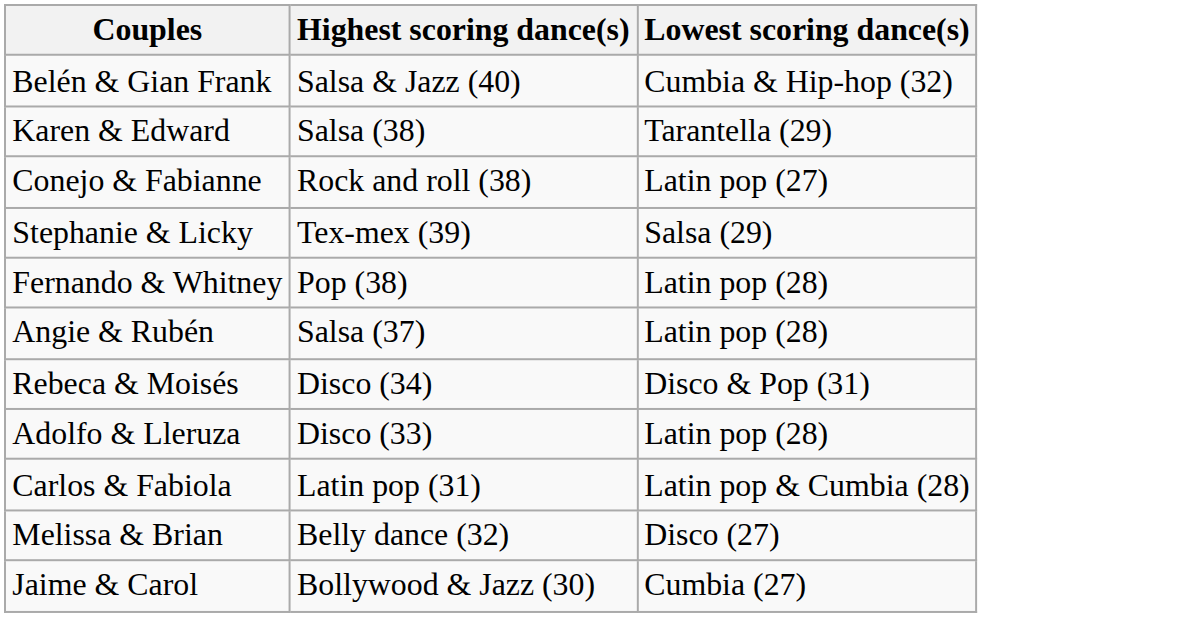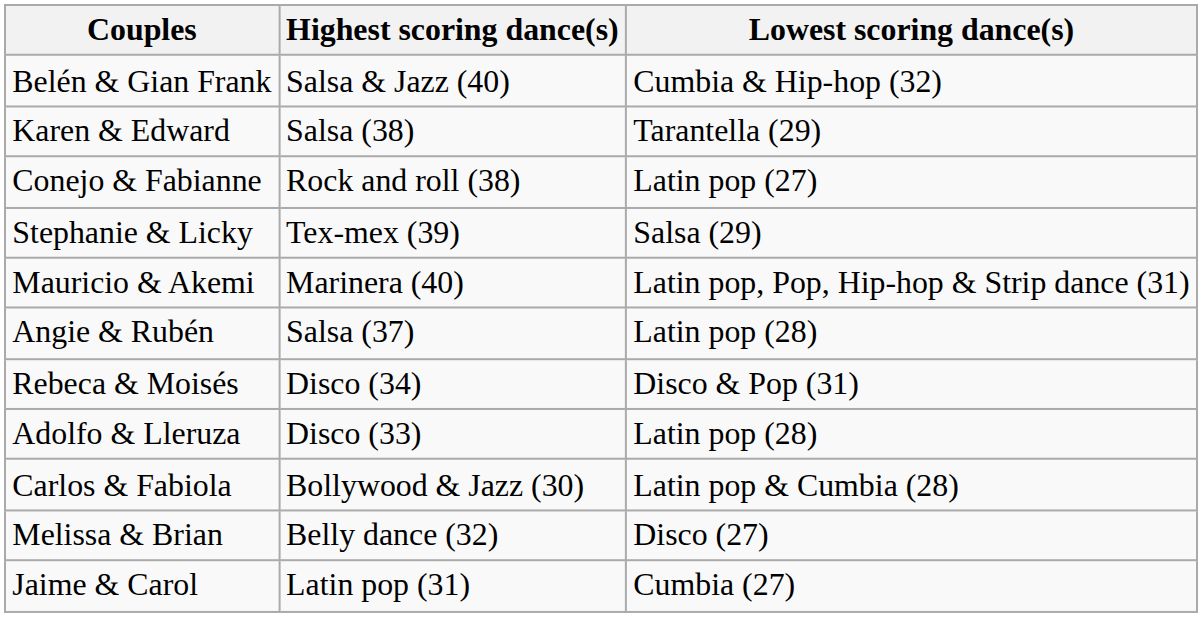- row: (147, 282)
+ row: (133, 282)
(389, 484) Latin pop (31) -> (435, 484) Bollywood & Jazz (30)
(446, 585) Bollywood & Jazz (30) -> (378, 585) Latin pop (31)
